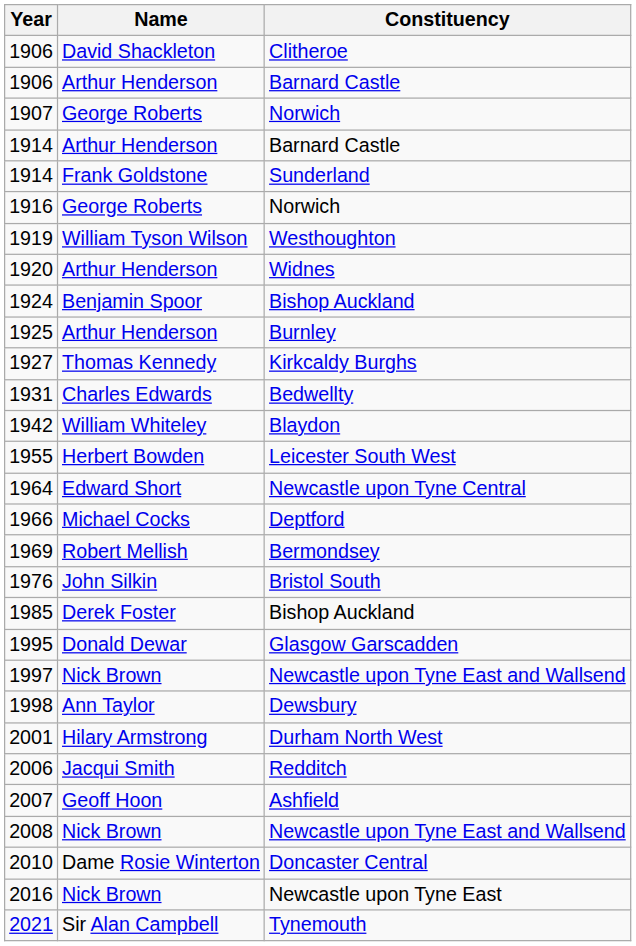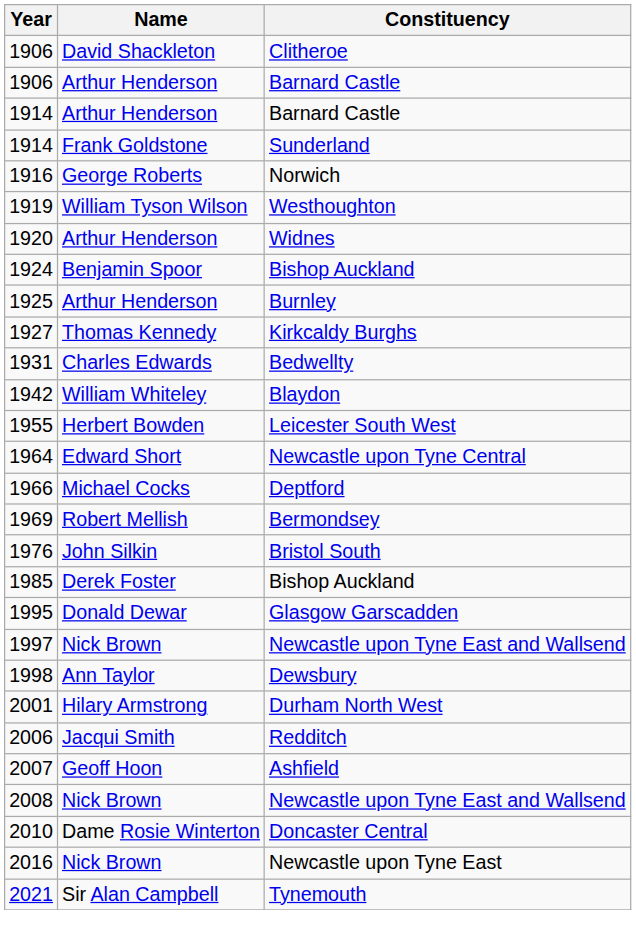- row: (31, 113)
